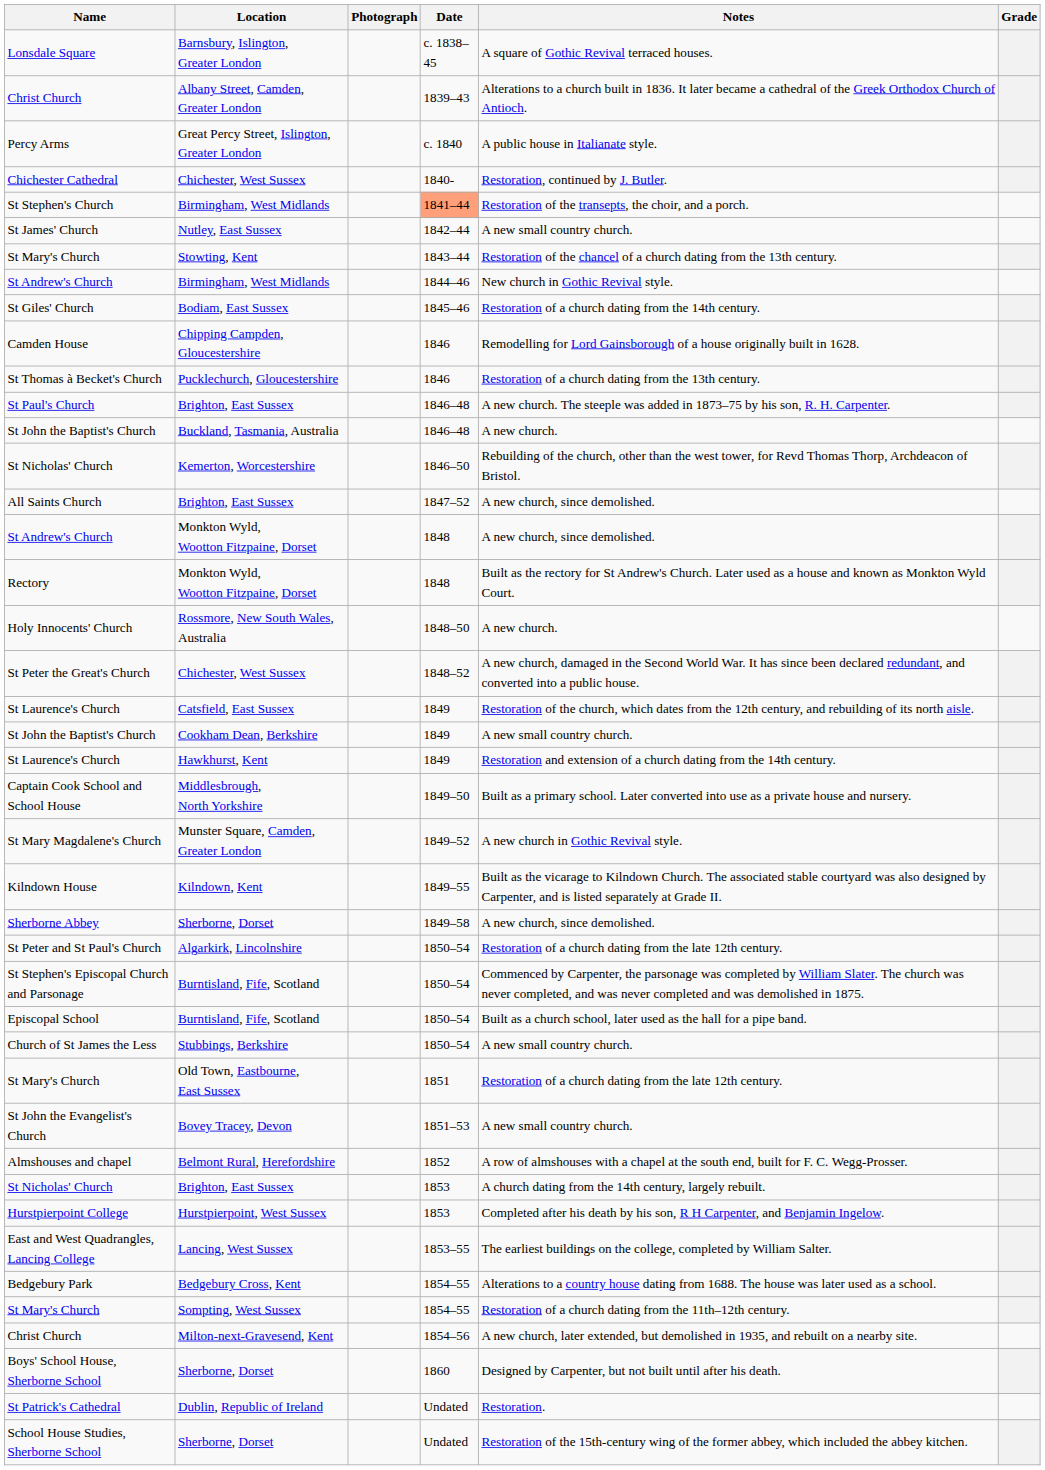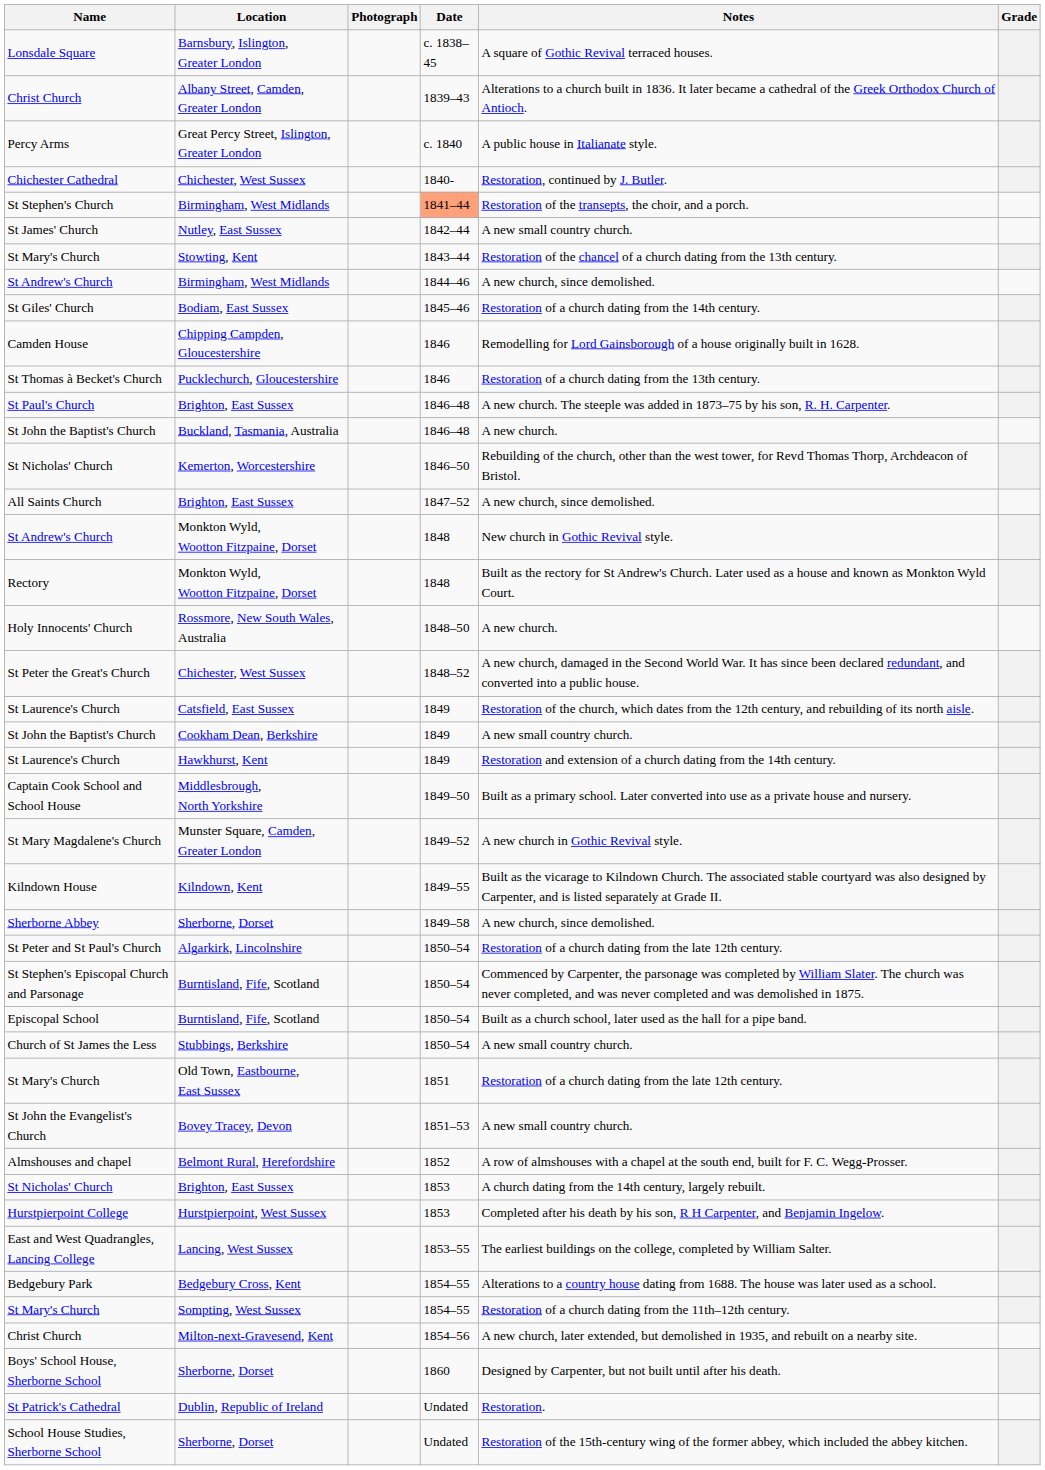(577, 282) New church in Gothic Revival style. -> (568, 282) A new church, since demolished.
(568, 537) A new church, since demolished. -> (577, 537) New church in Gothic Revival style.
